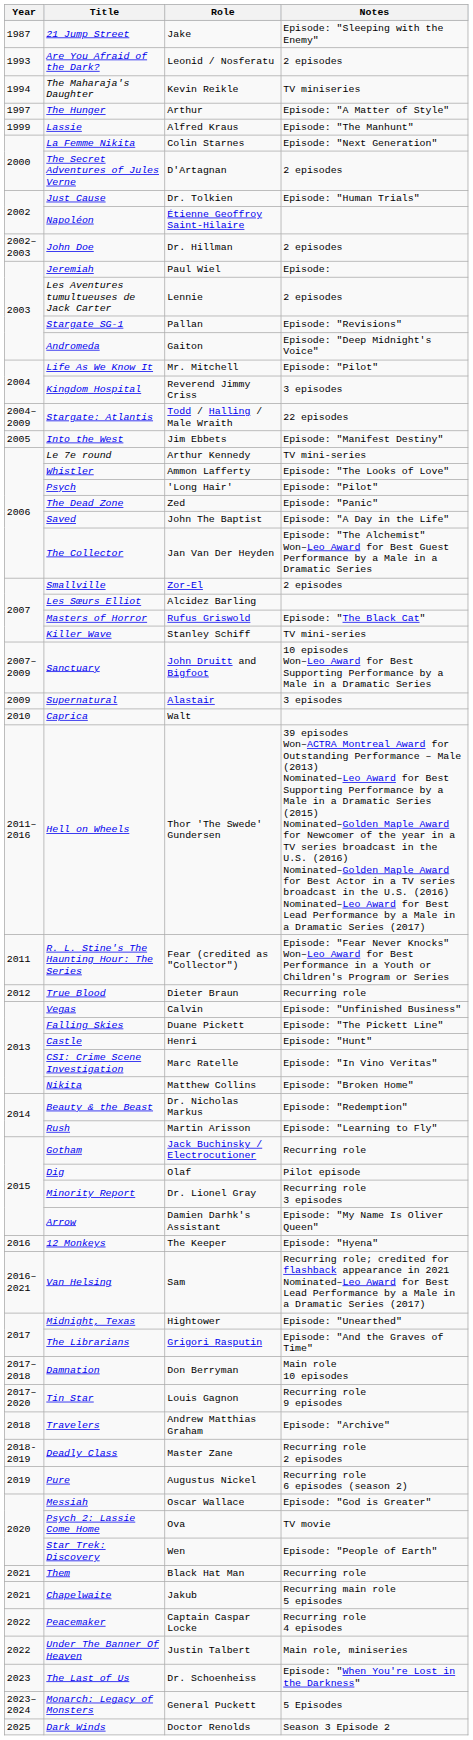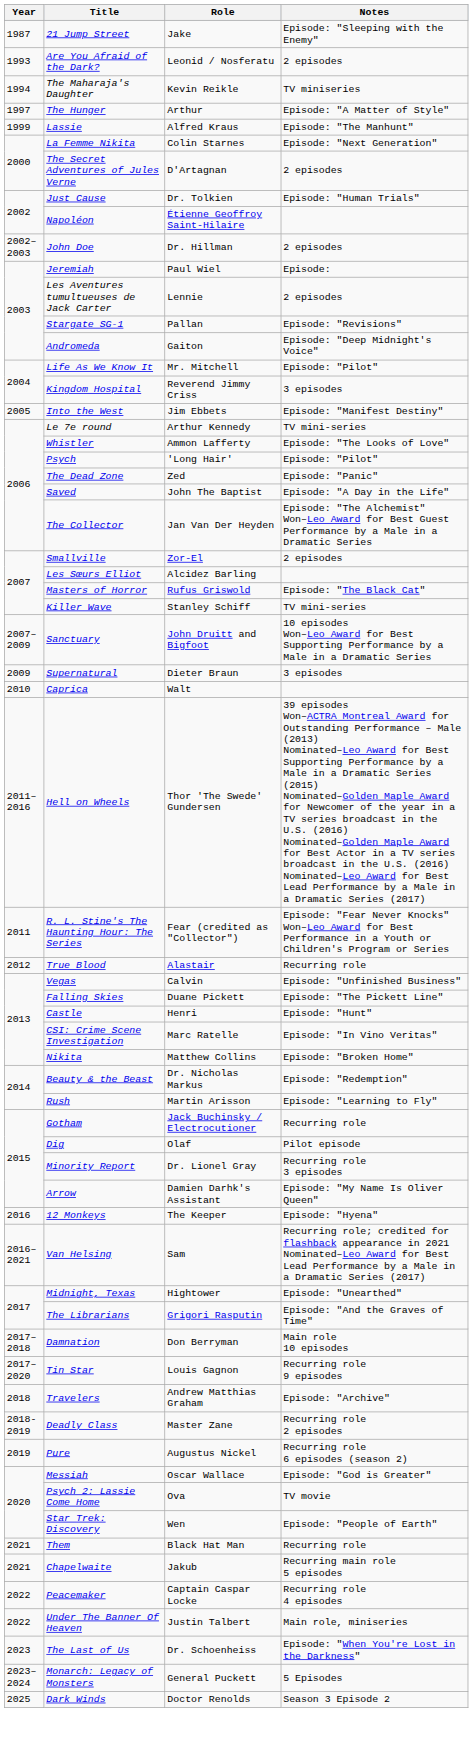- row: (100, 417)
(191, 701) Alastair -> (203, 673) Dieter Braun
(203, 993) Dieter Braun -> (191, 966) Alastair
